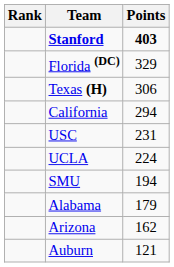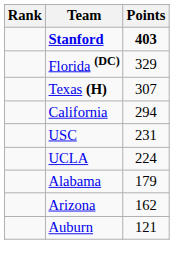(146, 89) 306 -> (146, 89) 307
- row: (64, 181)
